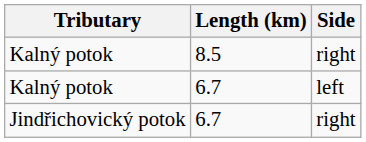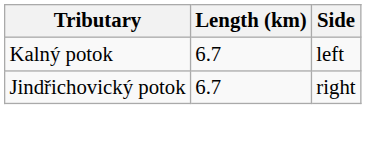- row: (61, 53)
